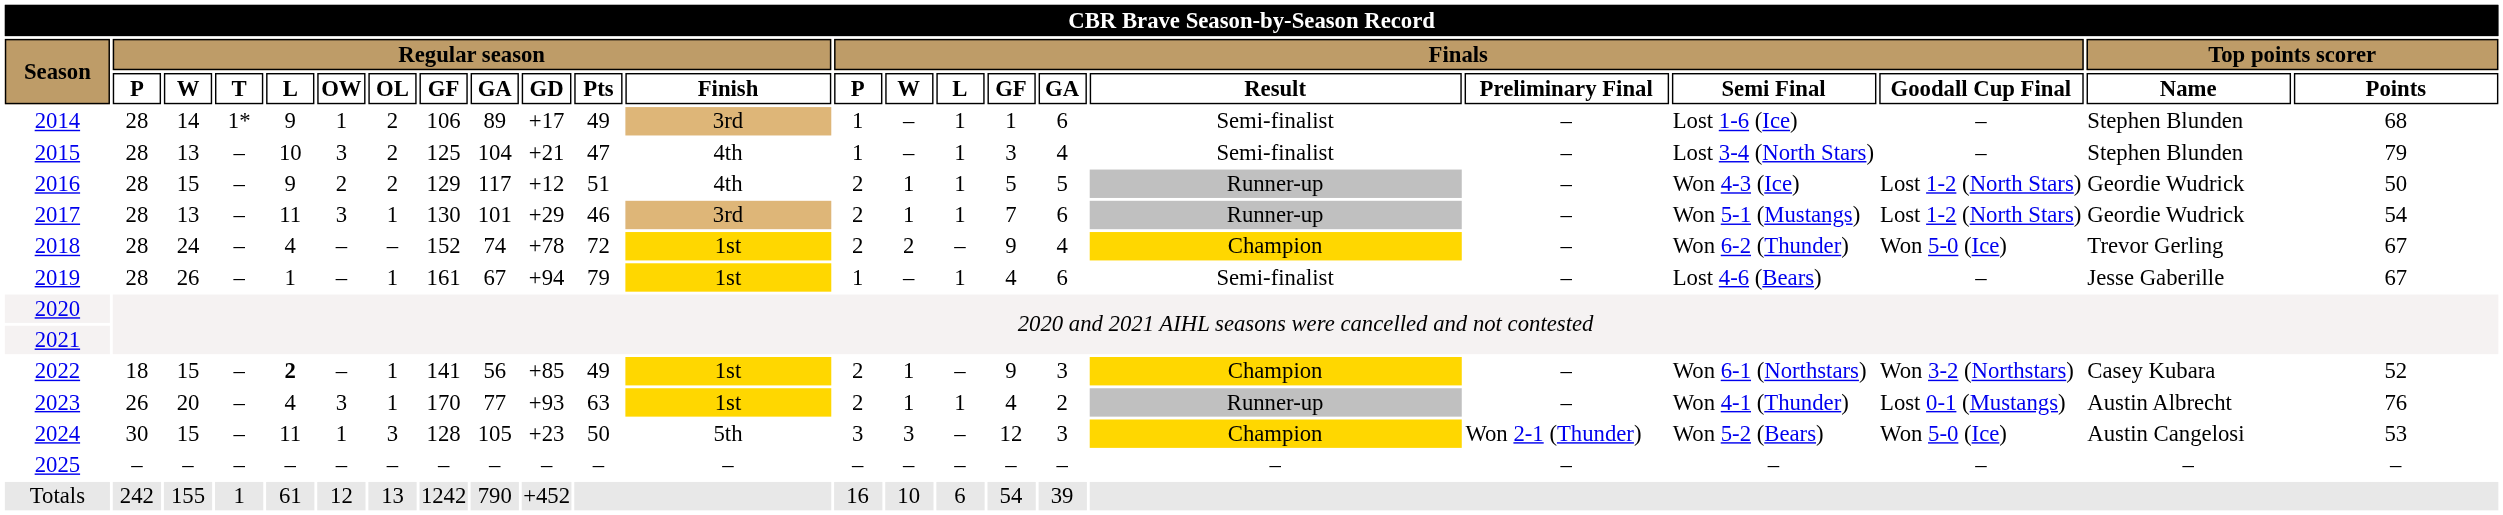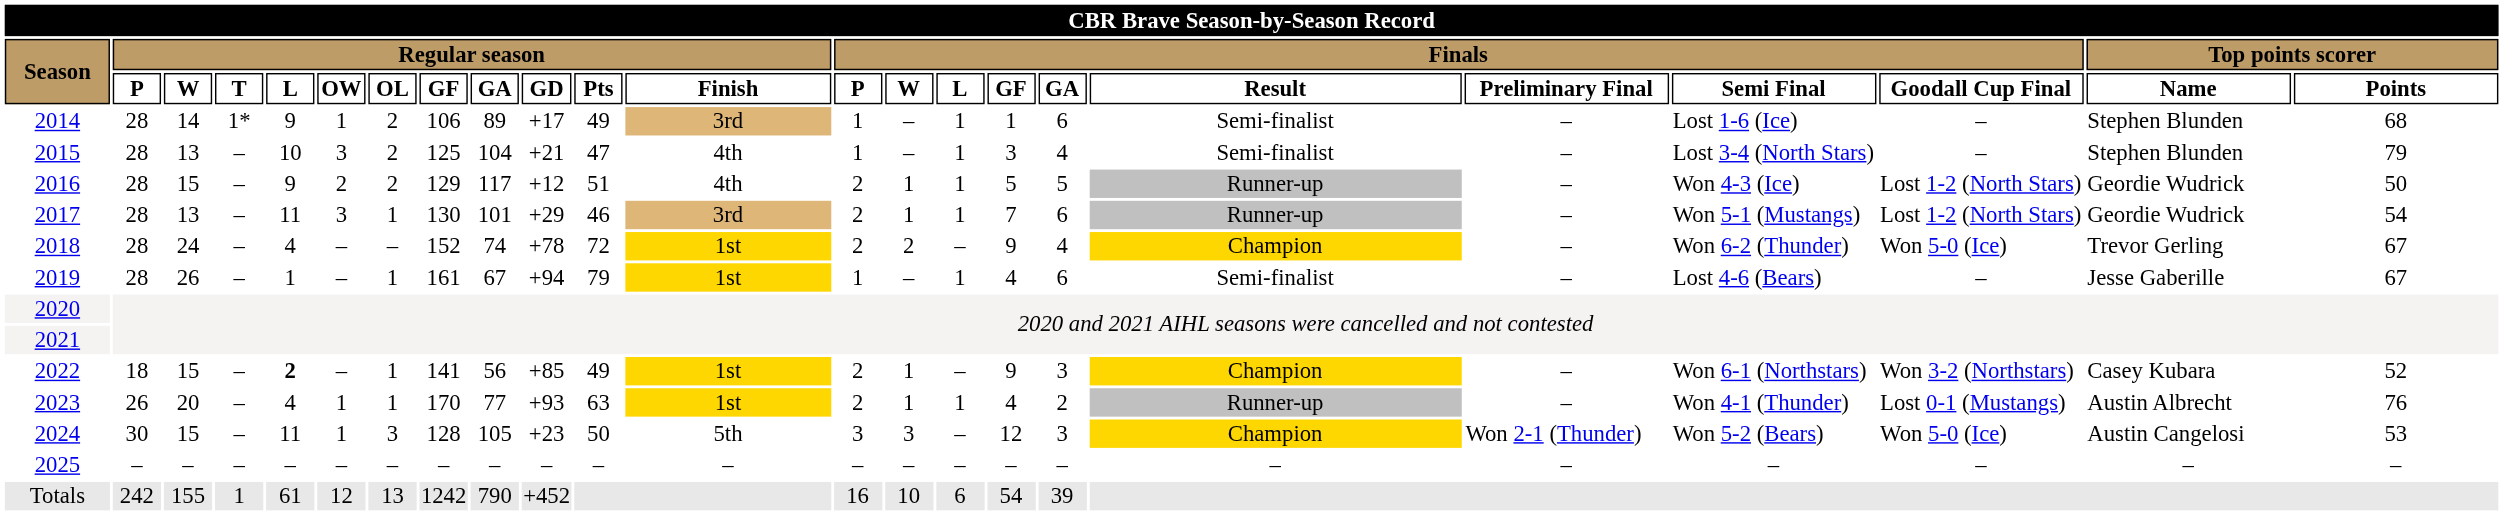(341, 402) 3 -> (341, 402) 1
